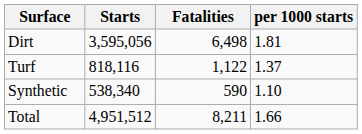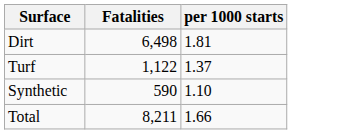- column: (120, 16)
